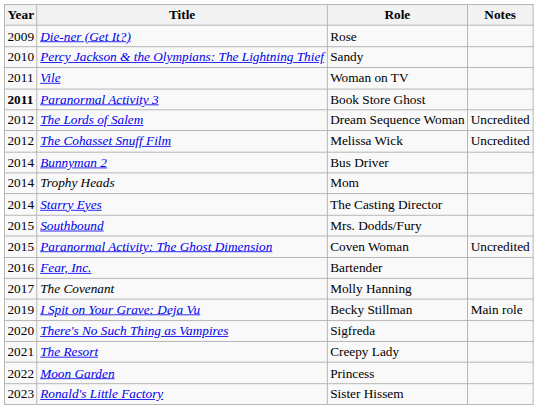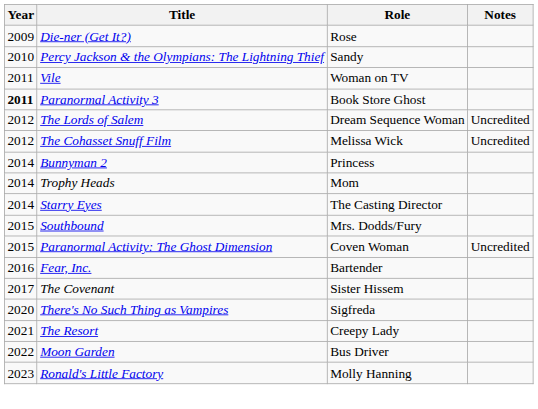(359, 162) Bus Driver -> (352, 162) Princess
(371, 288) Molly Hanning -> (367, 288) Sister Hissem
- row: (120, 309)
(352, 373) Princess -> (359, 352) Bus Driver
(367, 394) Sister Hissem -> (371, 373) Molly Hanning
